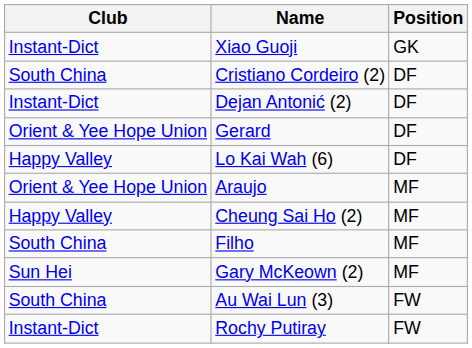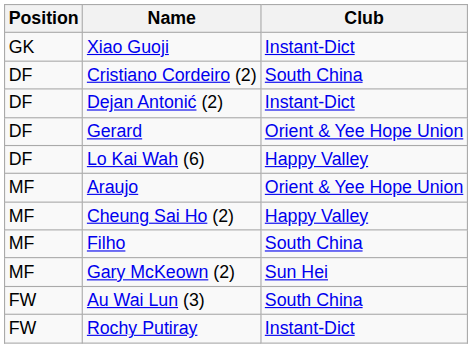columns swapped: (428, 18) <-> (108, 18)
